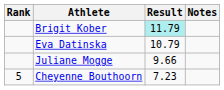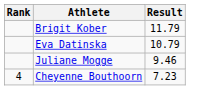- column: (202, 12)
(165, 29) paleturquoise background -> (165, 29) no background
(165, 61) 9.66 -> (165, 61) 9.46
(19, 77) 5 -> (19, 77) 4
